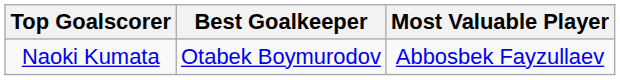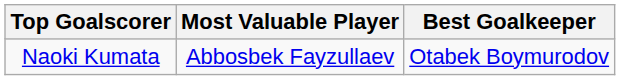columns swapped: (500, 21) <-> (281, 21)
